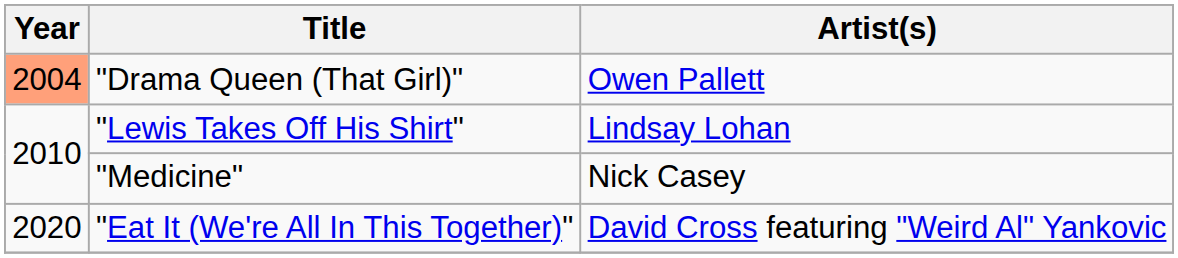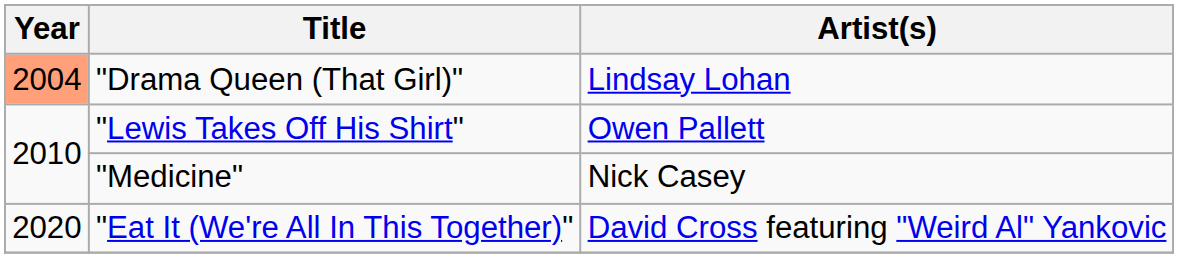(676, 78) Owen Pallett -> (689, 78) Lindsay Lohan
(689, 128) Lindsay Lohan -> (676, 128) Owen Pallett
